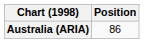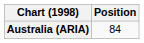(115, 30) 86 -> (115, 30) 84
